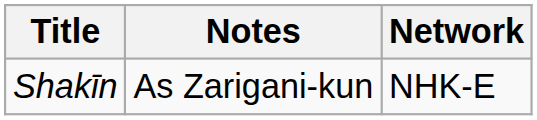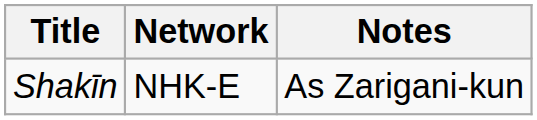columns swapped: (457, 31) <-> (253, 31)
